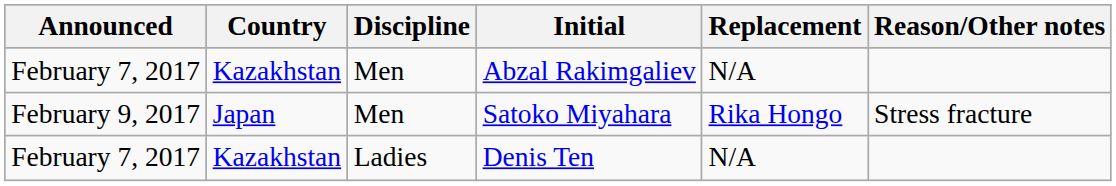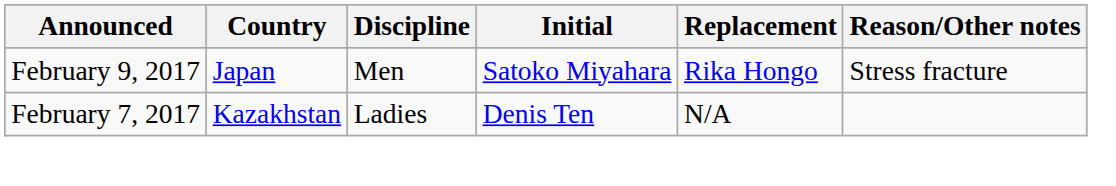- row: (589, 69)
